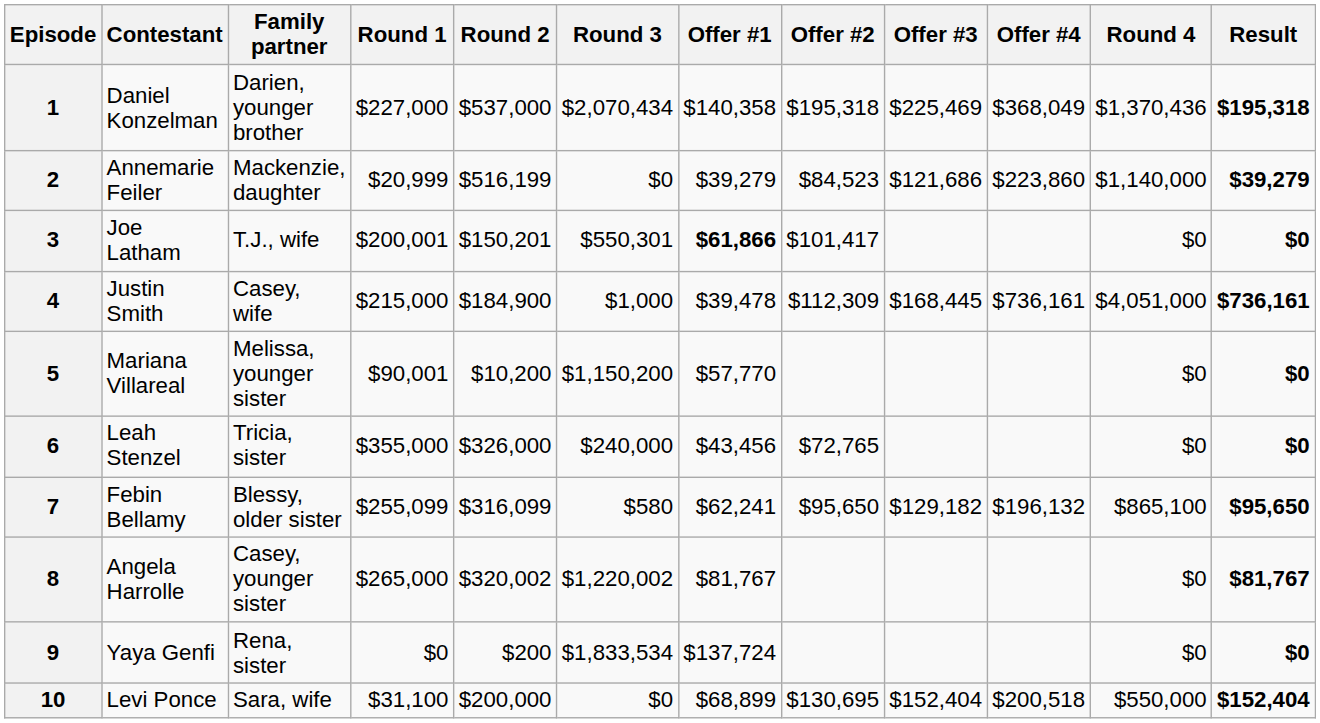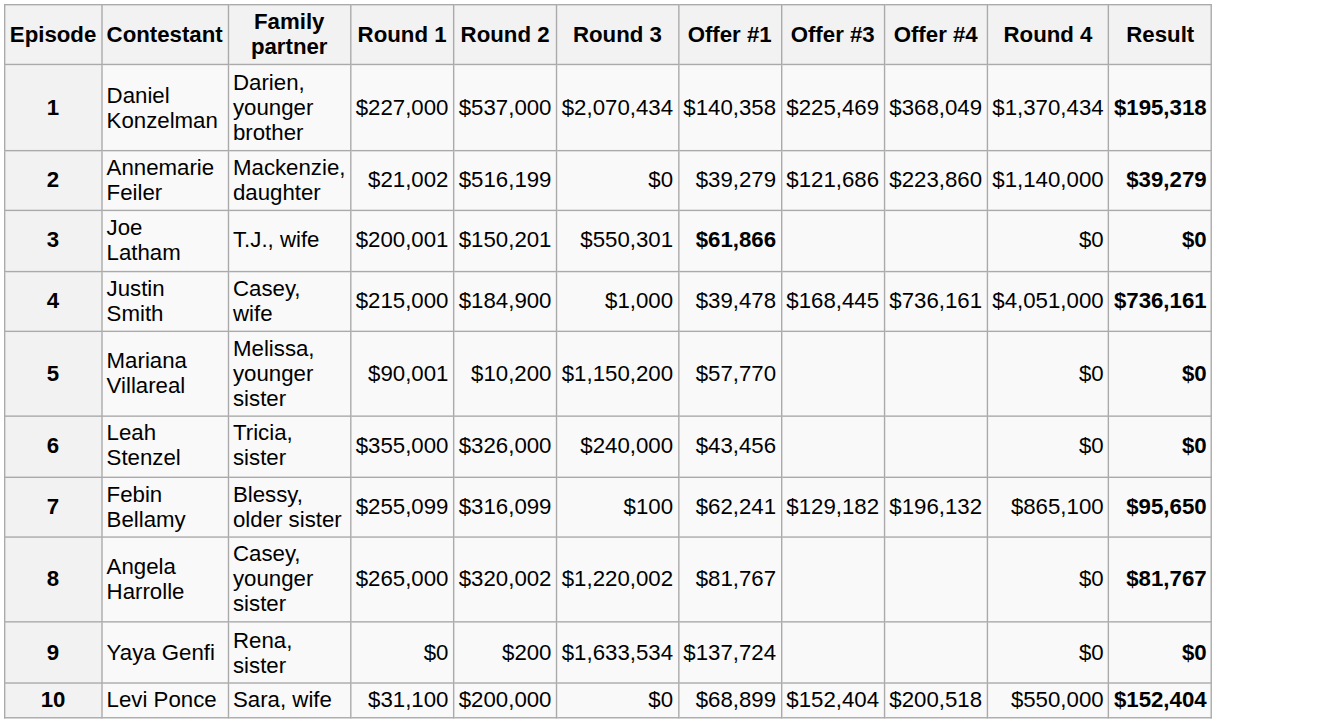- column: (833, 34)
(1151, 107) $1,370,436 -> (1048, 107) $1,370,434
(408, 180) $20,999 -> (408, 180) $21,002
(648, 506) $580 -> (648, 506) $100
(617, 652) $1,833,534 -> (617, 652) $1,633,534
